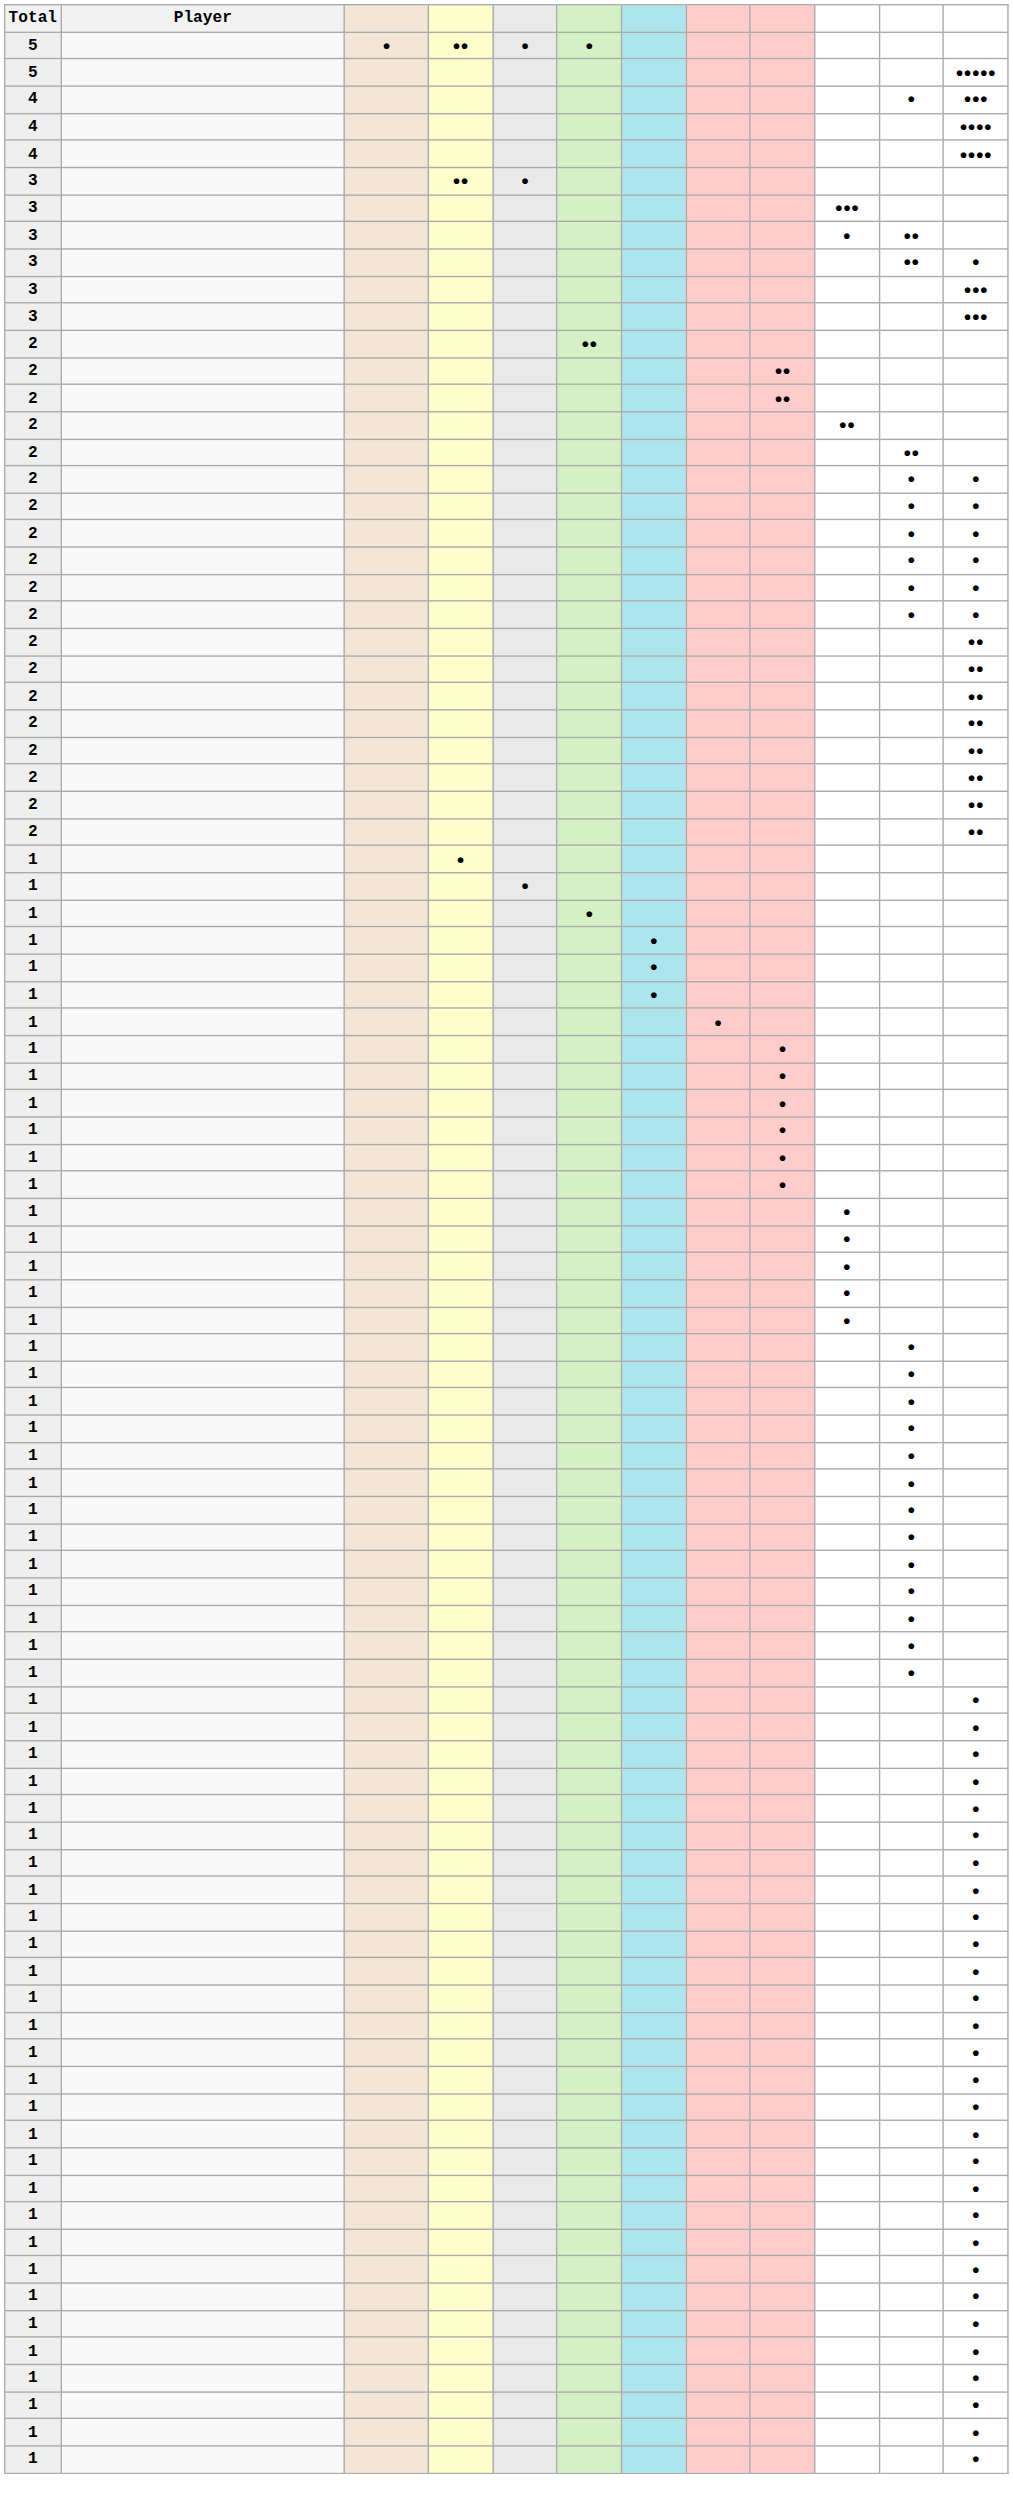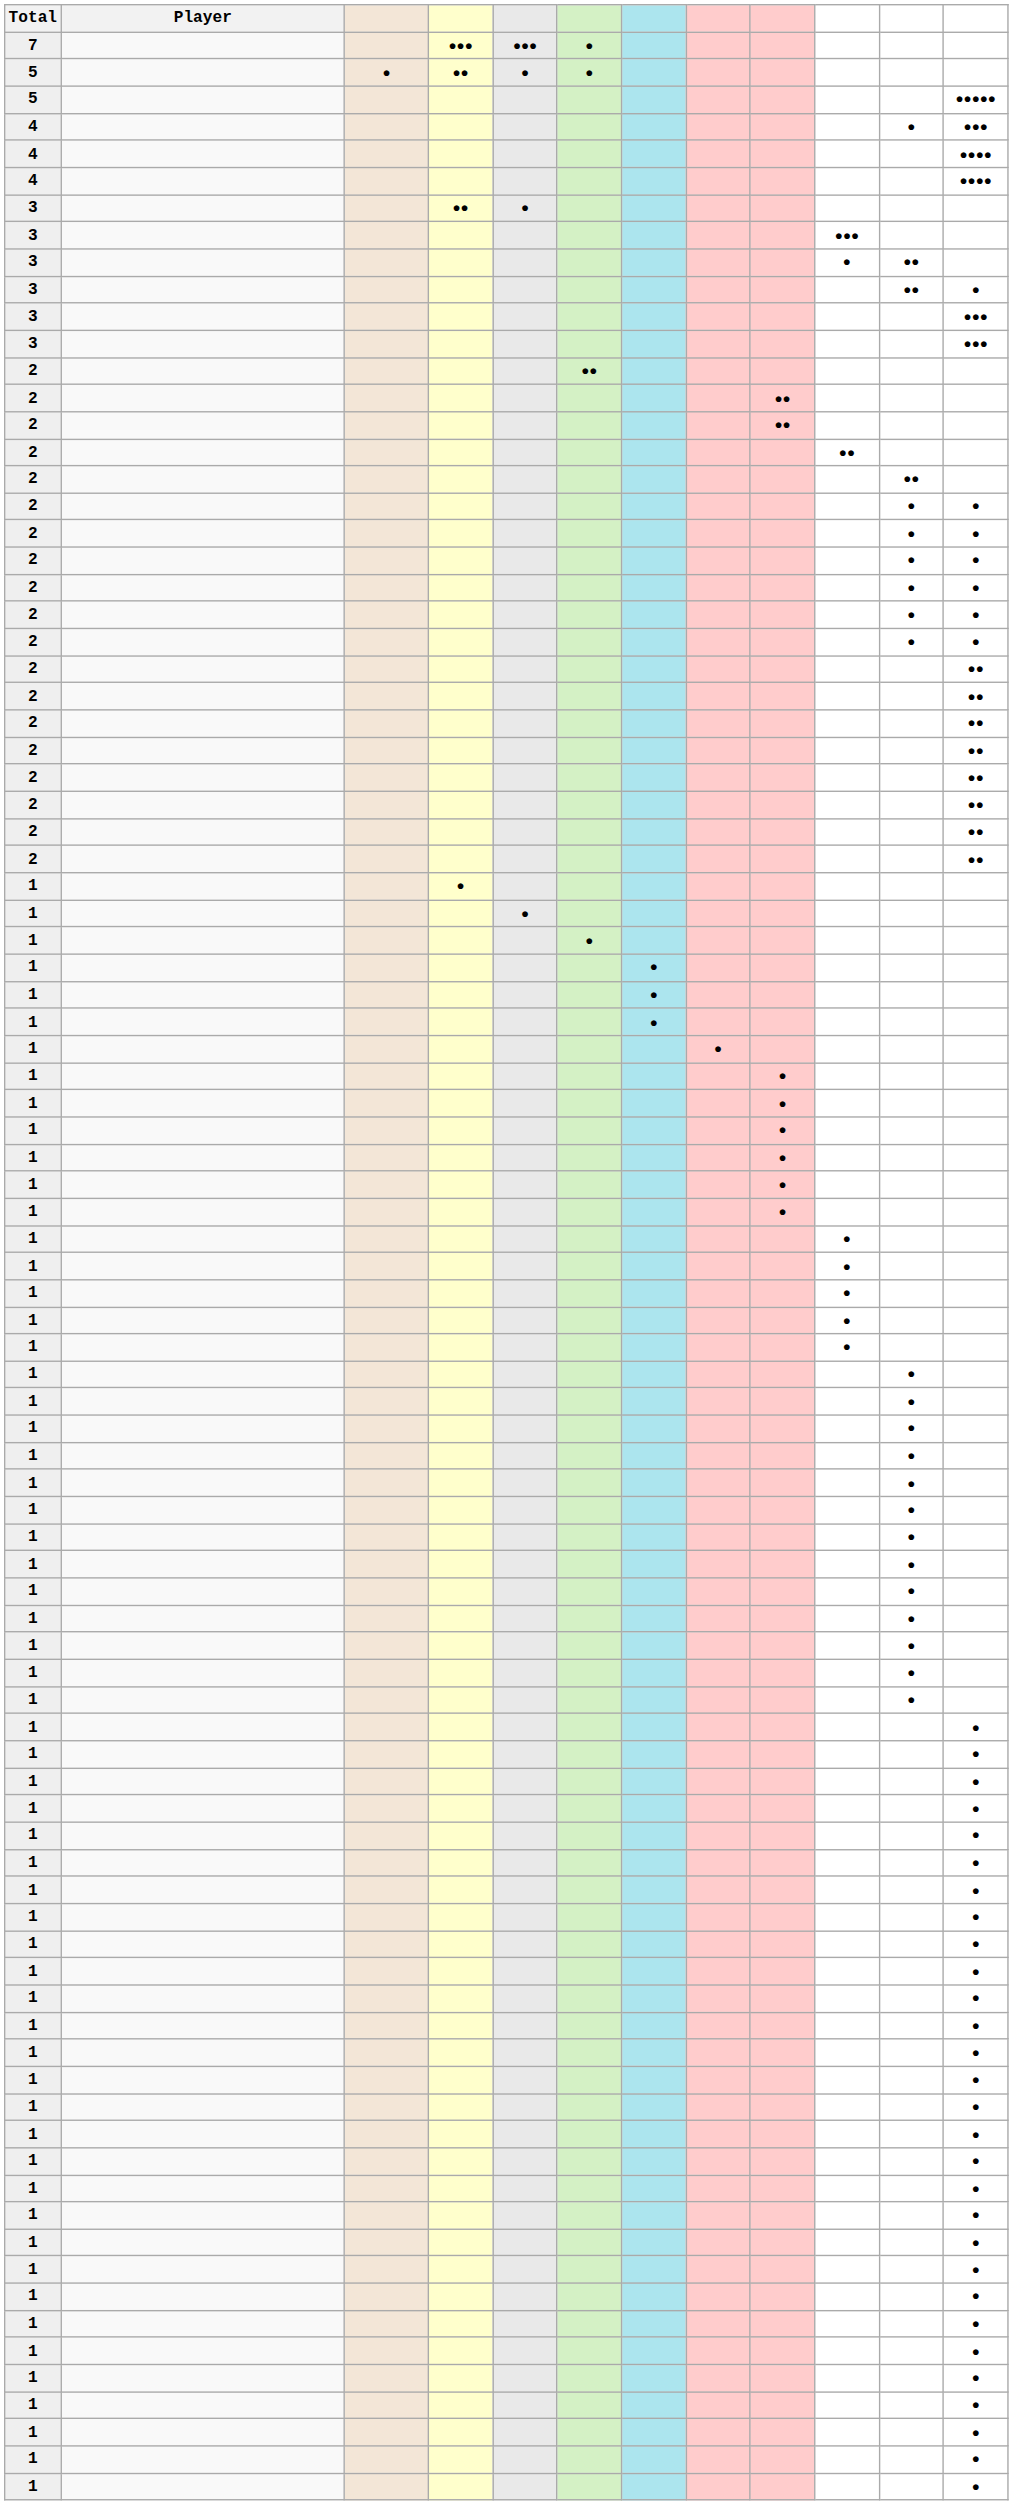+ row: (33, 45)
